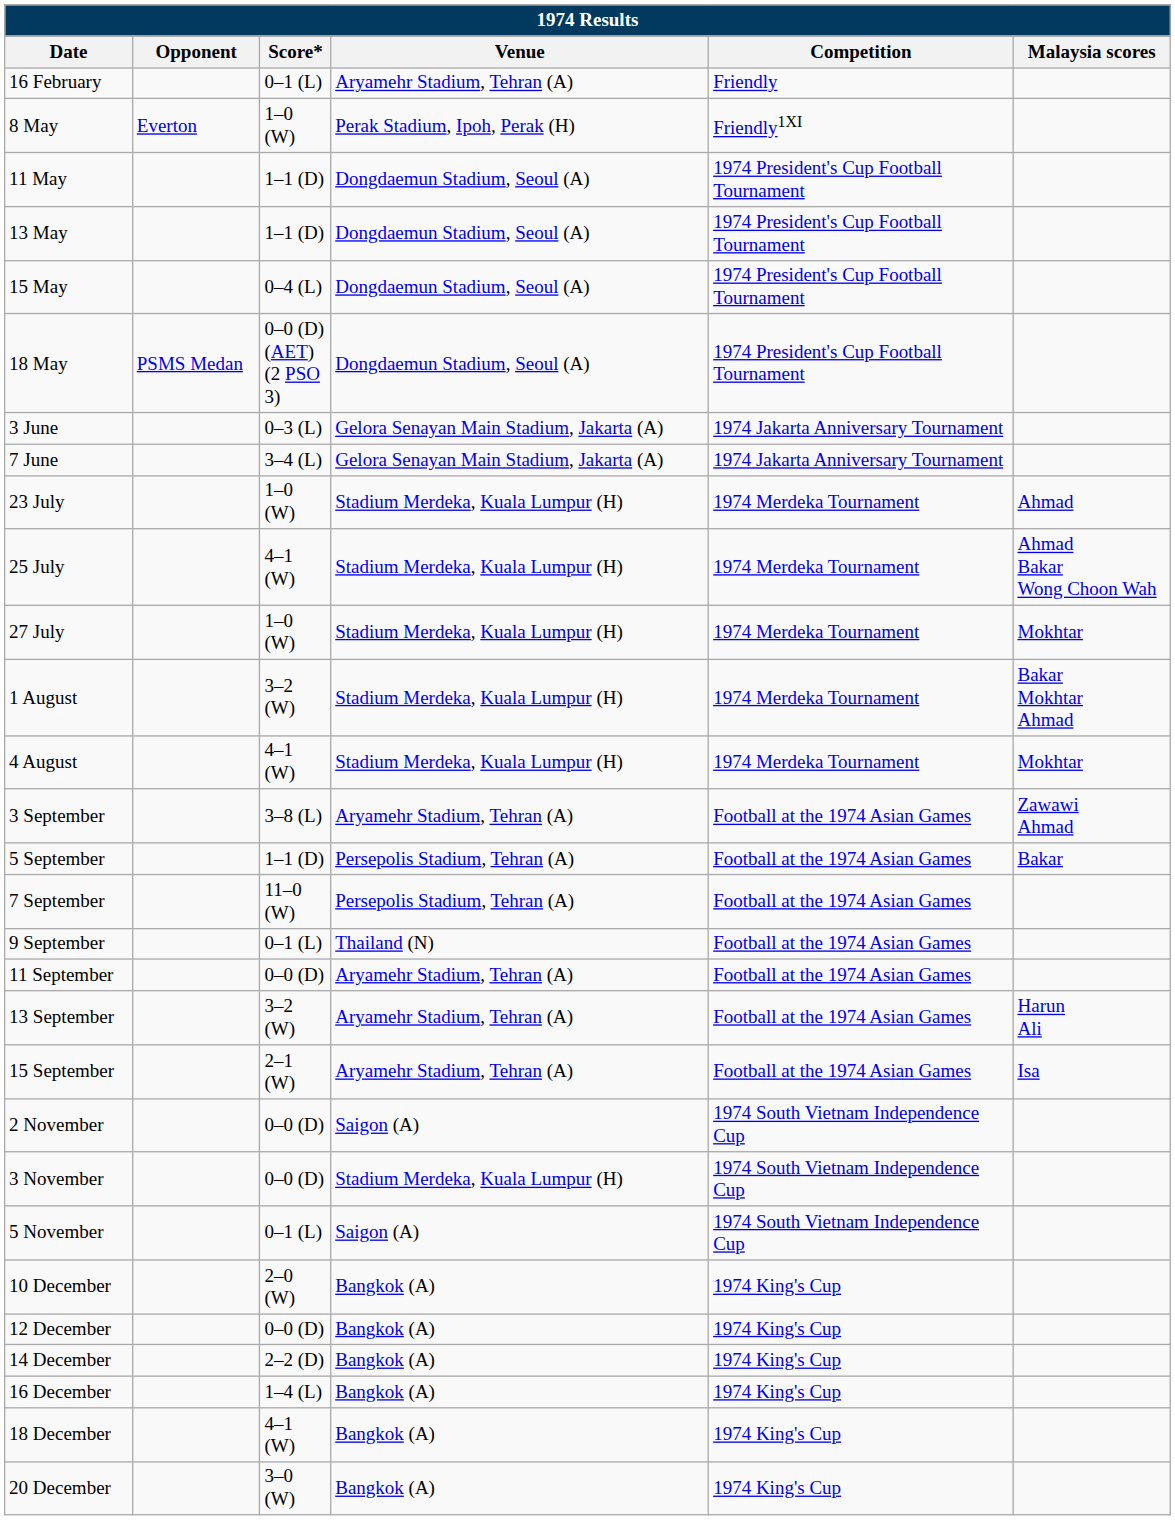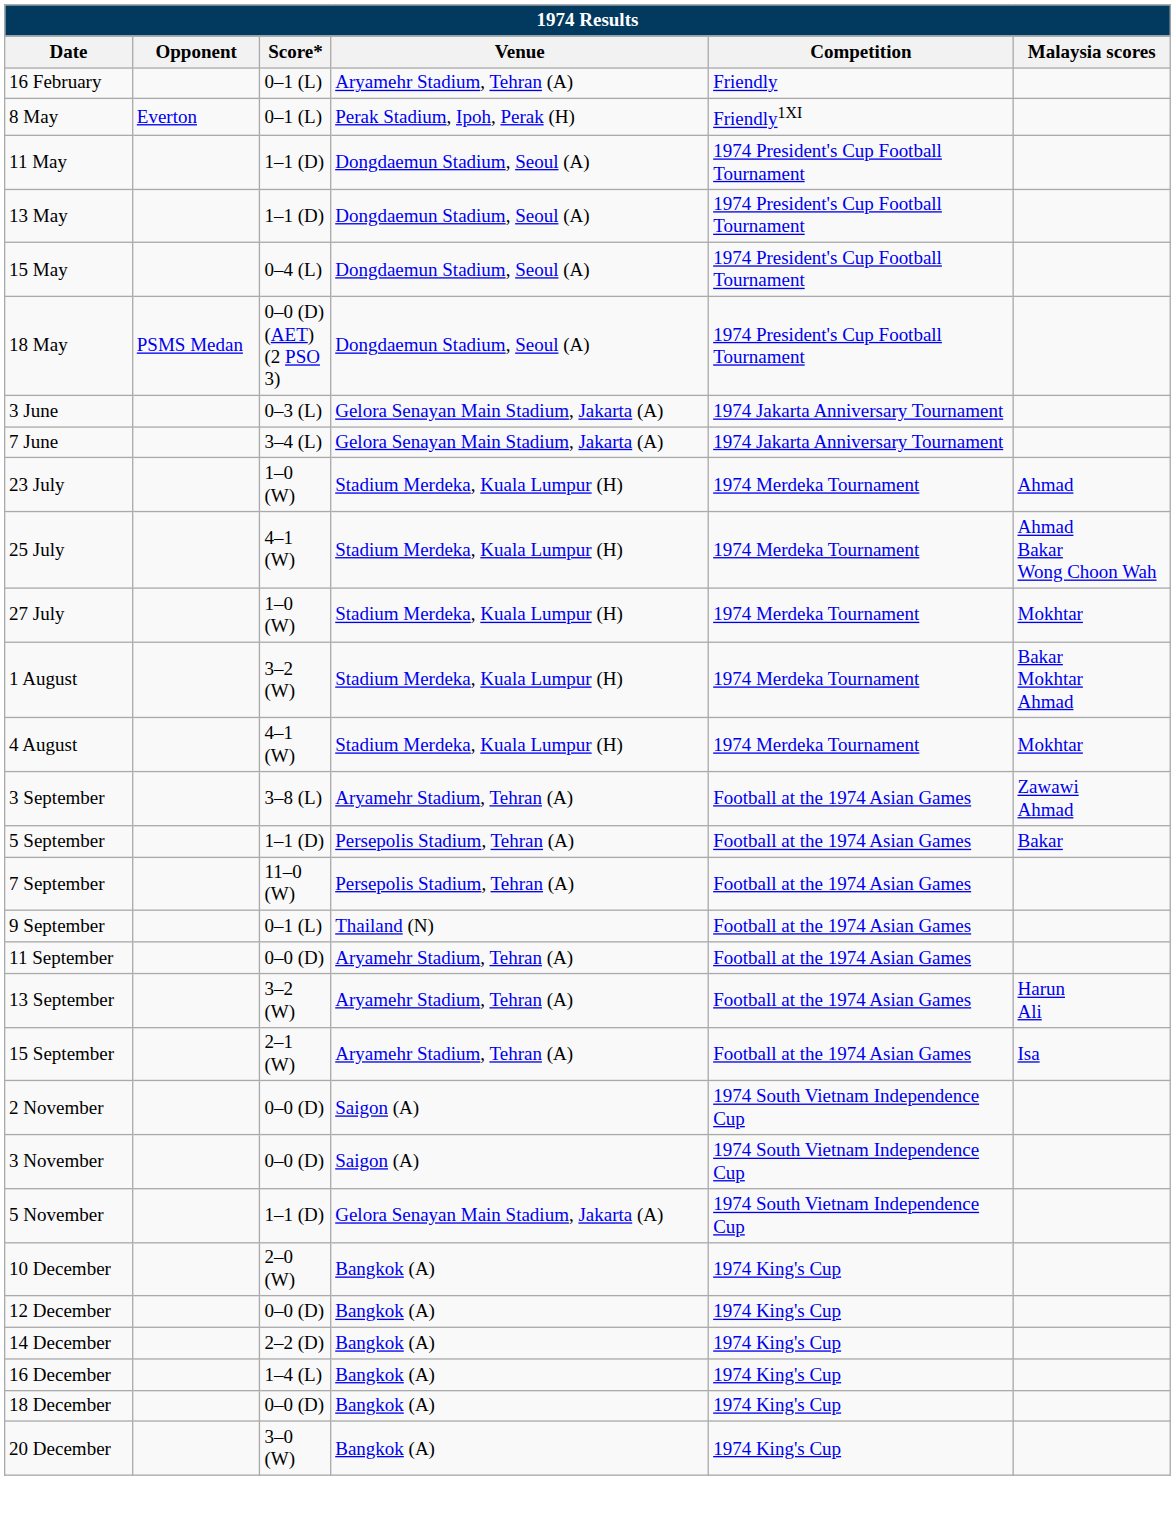(280, 125) 1–0 (W) -> (293, 117) 0–1 (L)
(479, 1179) Stadium Merdeka, Kuala Lumpur (H) -> (377, 1161) Saigon (A)
(293, 1232) 0–1 (L) -> (294, 1215) 1–1 (D)
(377, 1232) Saigon (A) -> (499, 1215) Gelora Senayan Main Stadium, Jakarta (A)
(280, 1434) 4–1 (W) -> (294, 1405) 0–0 (D)
